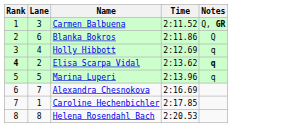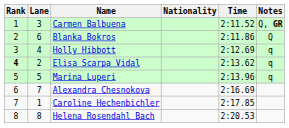+ column: (190, 11)
(213, 63) bold -> (270, 63) normal
